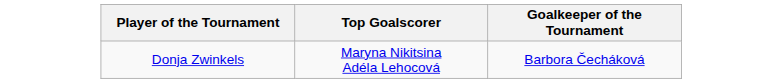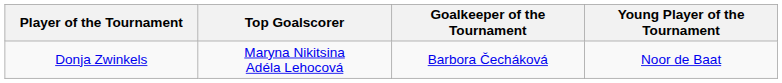+ column: (681, 22)
